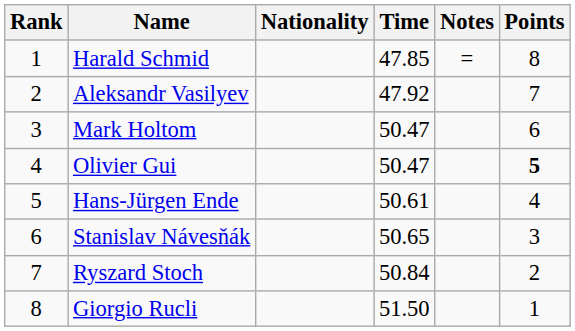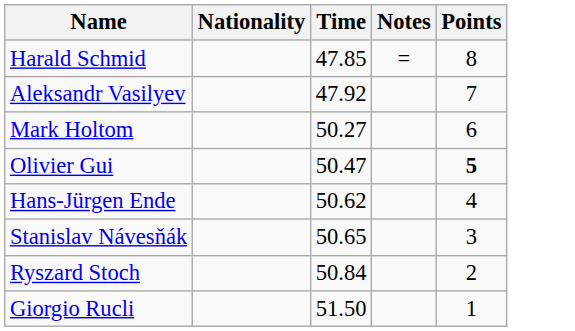- column: (36, 22)
(404, 129) 50.47 -> (341, 129) 50.27
(404, 201) 50.61 -> (341, 201) 50.62
